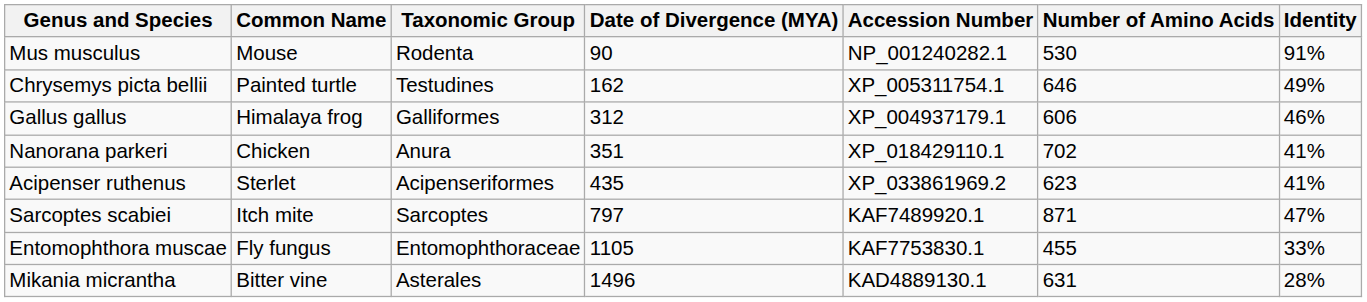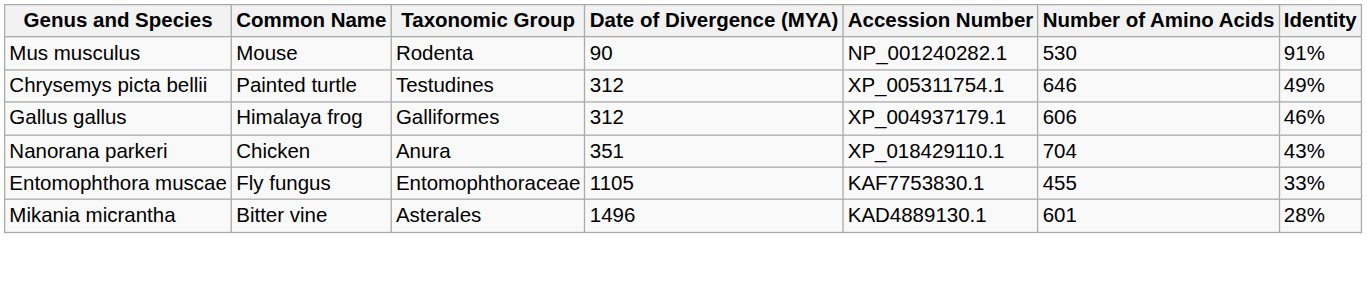(607, 85) 162 -> (607, 85) 312
(1060, 150) 702 -> (1060, 150) 704
(1304, 150) 41% -> (1304, 150) 43%
- row: (98, 183)
- row: (90, 215)
(1060, 280) 631 -> (1060, 215) 601
